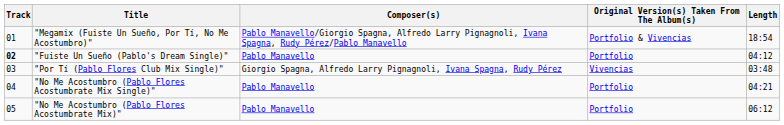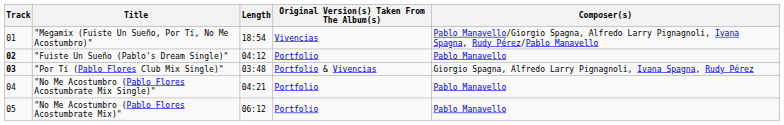columns swapped: (414, 16) <-> (763, 16)
(640, 38) Portfolio & Vivencias -> (296, 38) Vivencias
(11, 69) normal -> (11, 69) bold
(611, 69) Vivencias -> (326, 69) Portfolio & Vivencias
